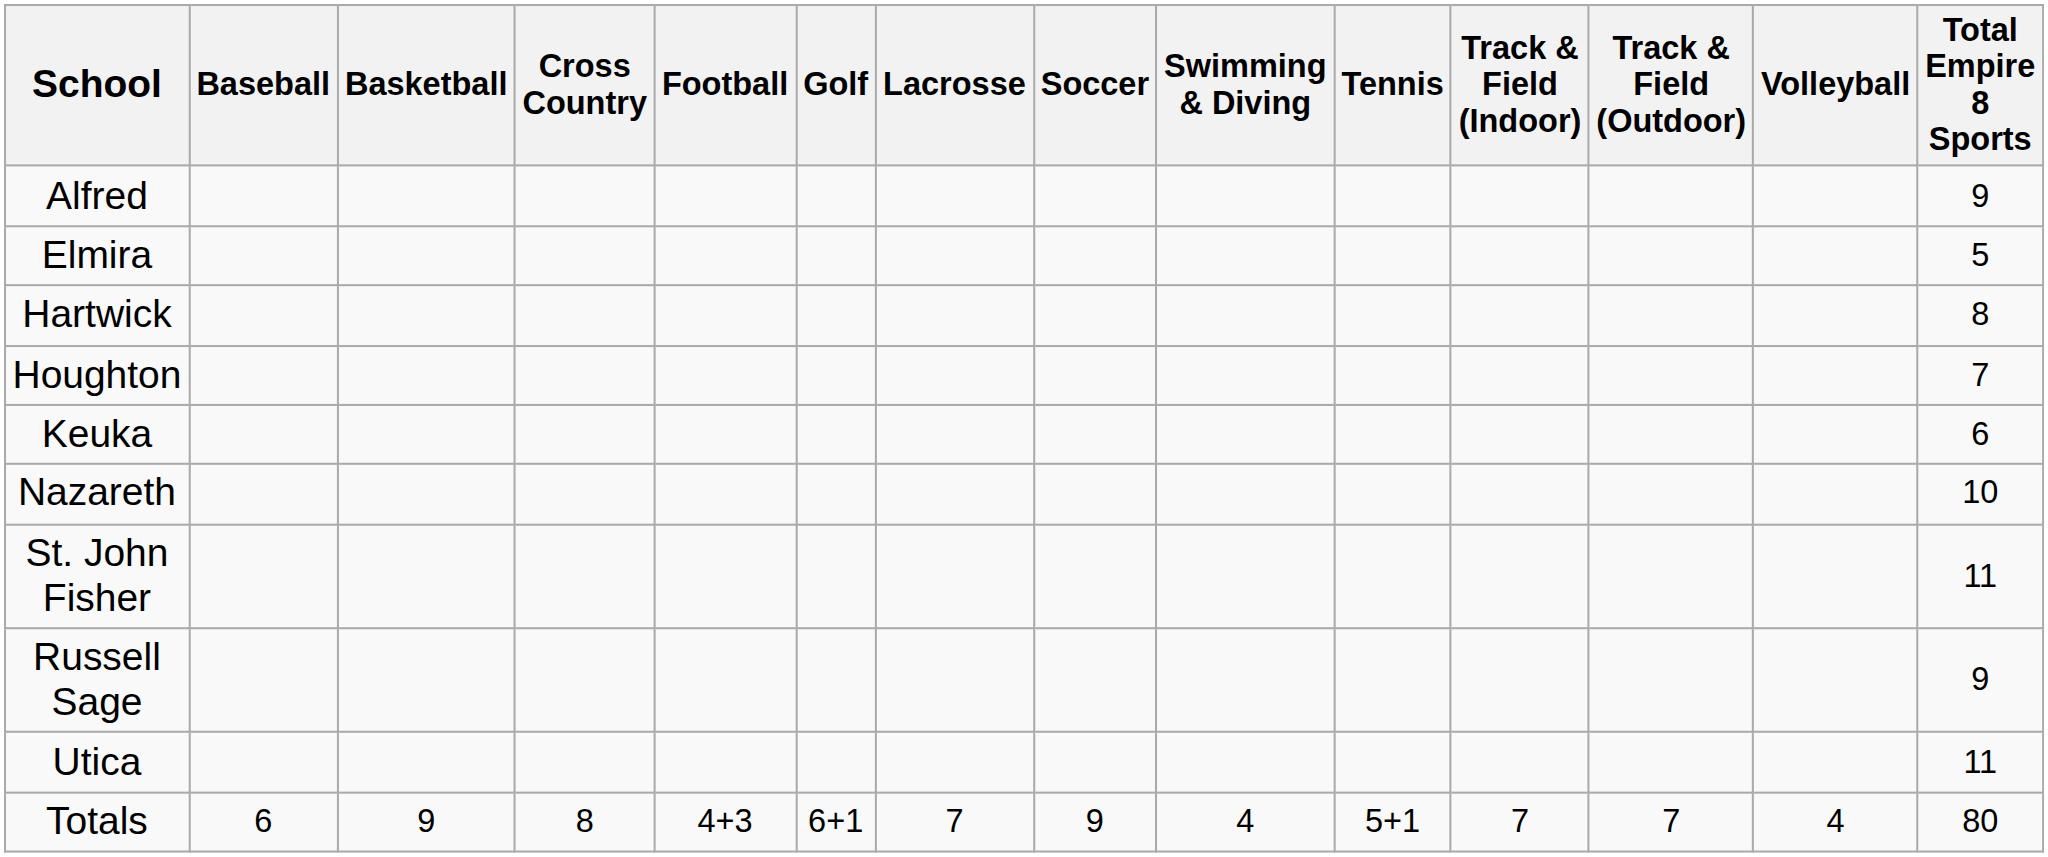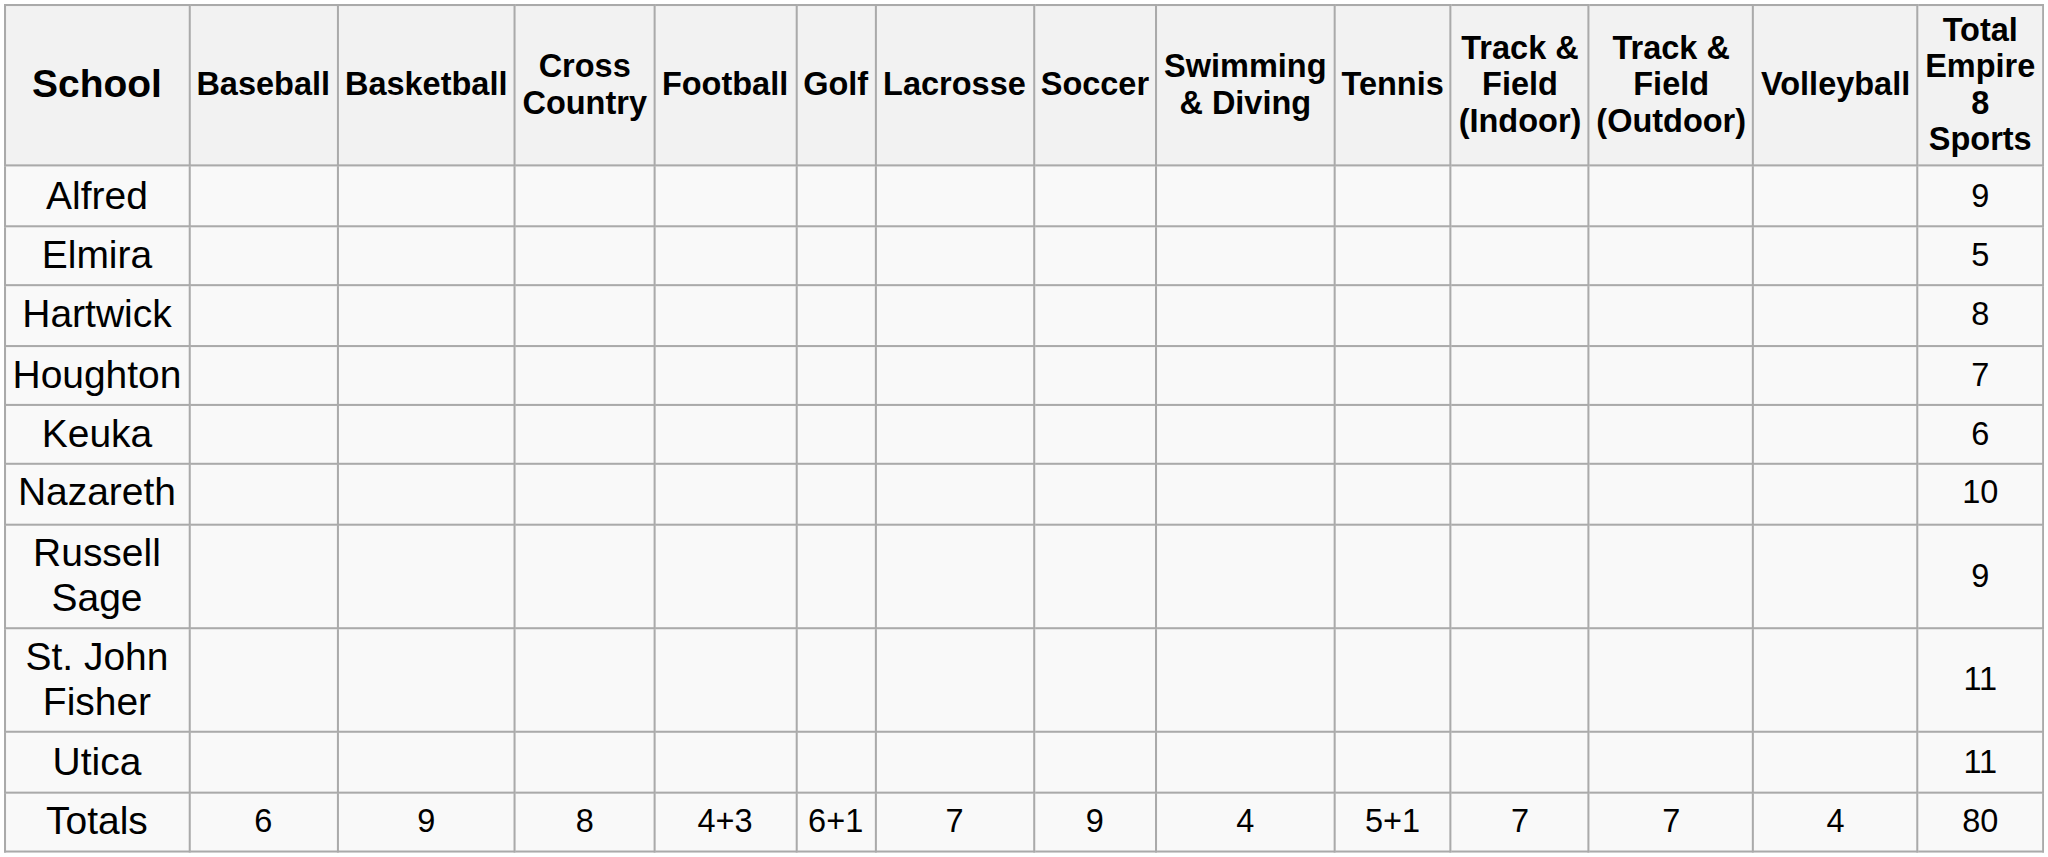rows swapped: (97, 679) <-> (97, 575)
